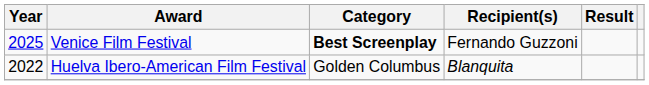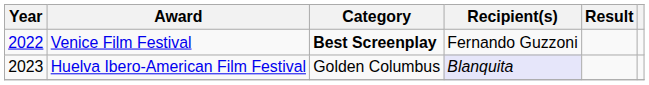(26, 42) 2025 -> (26, 42) 2022
(26, 67) 2022 -> (26, 67) 2023
(480, 67) no background -> (480, 67) lavender background
